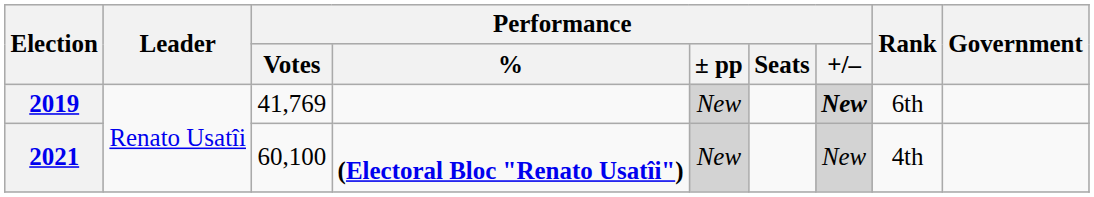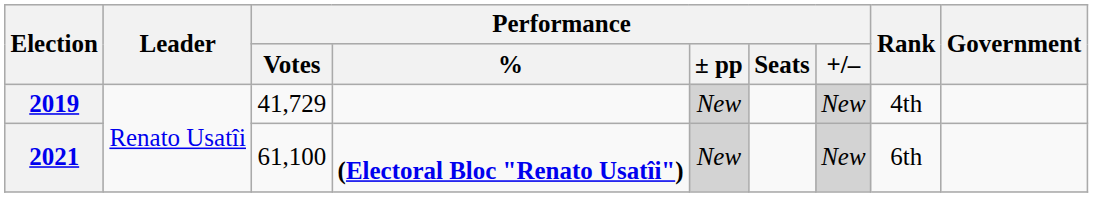(292, 103) 41,769 -> (292, 103) 41,729
(844, 103) bold -> (843, 103) normal
(908, 103) 6th -> (906, 103) 4th
(292, 157) 60,100 -> (292, 157) 61,100
(908, 157) 4th -> (906, 157) 6th
